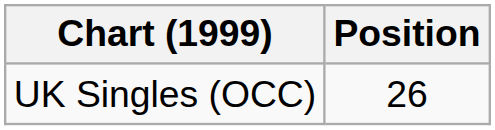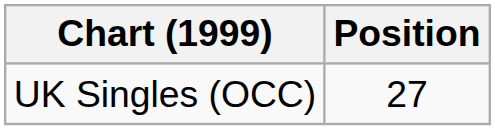(407, 93) 26 -> (407, 93) 27
